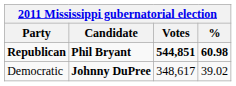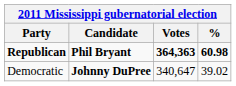(176, 52) 544,851 -> (176, 52) 364,363
(176, 71) 348,617 -> (176, 71) 340,647
